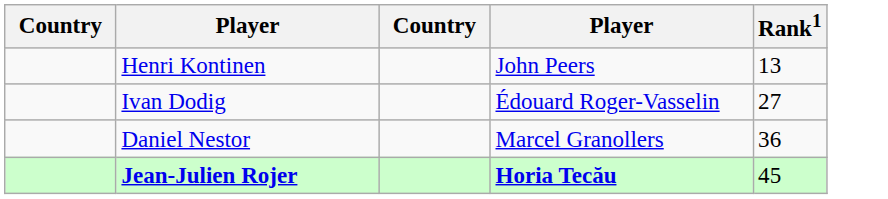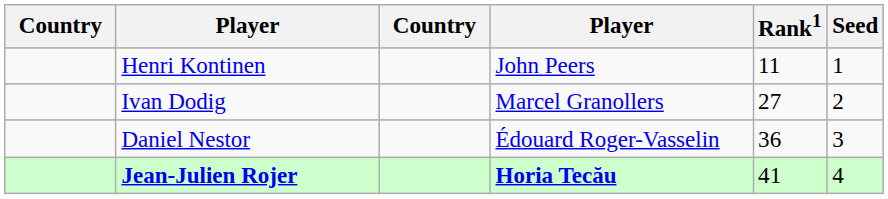+ column: (855, 25)
(770, 65) 13 -> (769, 65) 11
(608, 102) Édouard Roger-Vasselin -> (580, 102) Marcel Granollers
(580, 138) Marcel Granollers -> (608, 138) Édouard Roger-Vasselin
(770, 175) 45 -> (770, 175) 41
